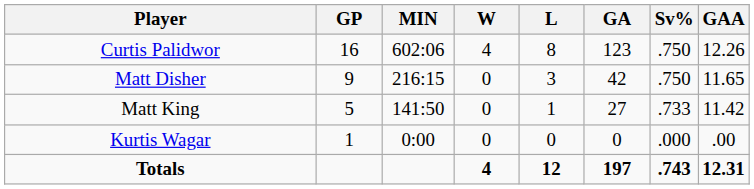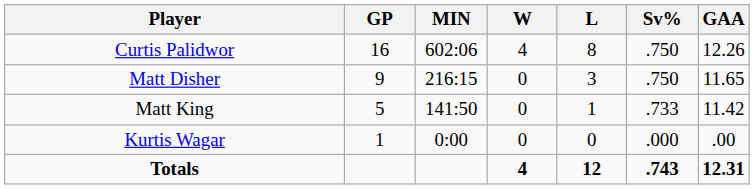- column: (617, 19)
